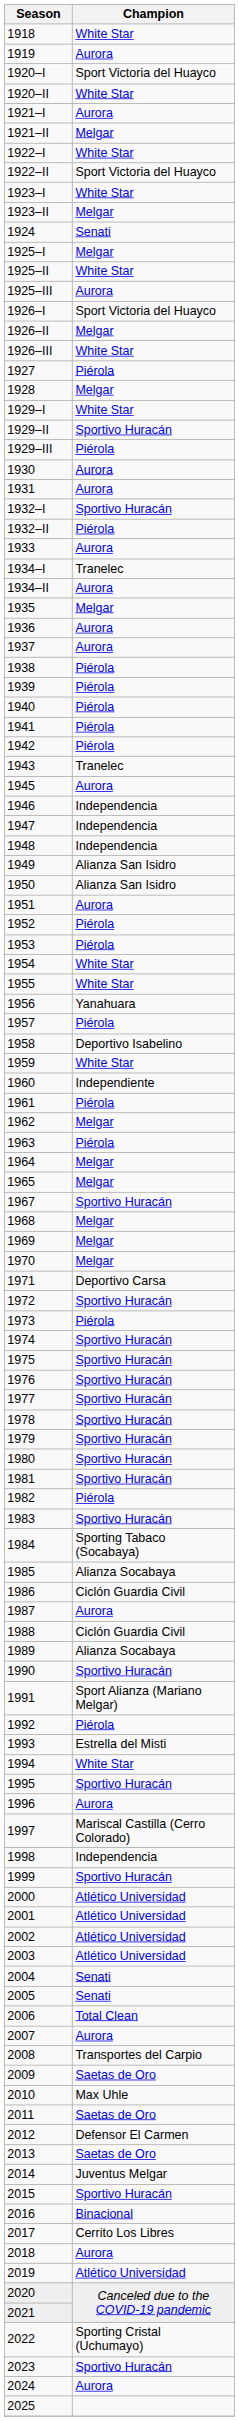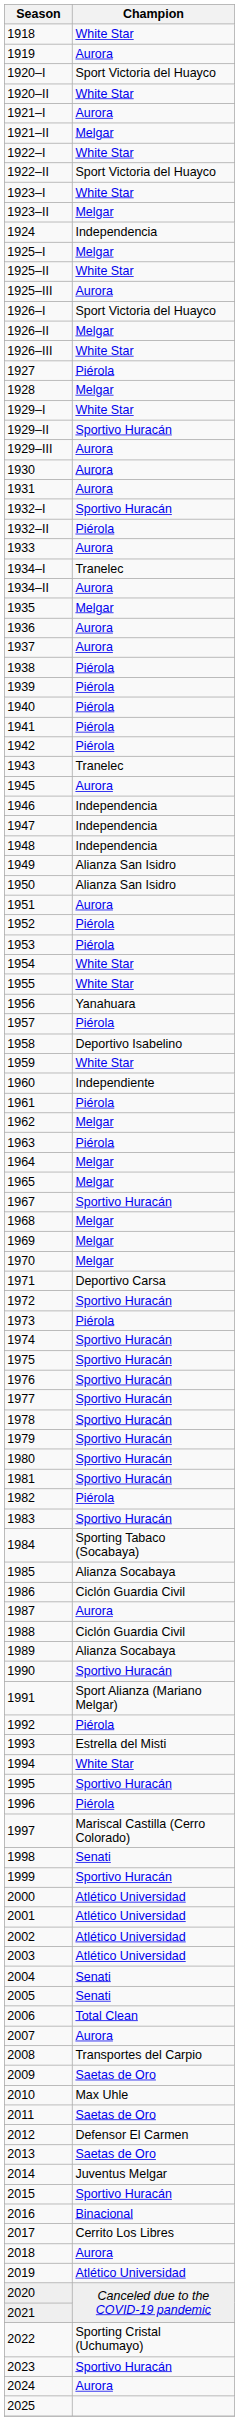(93, 232) Senati -> (116, 232) Independencia
(95, 449) Piérola -> (94, 449) Aurora
(94, 1804) Aurora -> (95, 1804) Piérola
(116, 1857) Independencia -> (93, 1857) Senati
